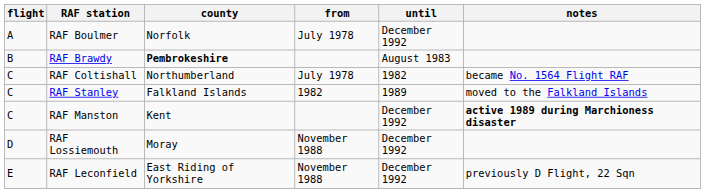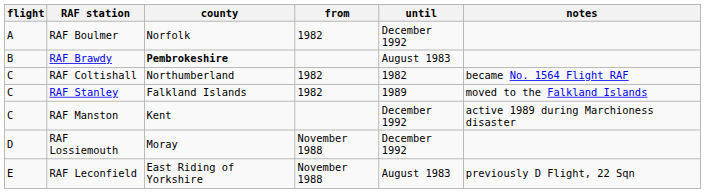(326, 36) July 1978 -> (310, 36) 1982
(326, 76) July 1978 -> (310, 76) 1982
(560, 116) bold -> (560, 116) normal
(407, 174) December 1992 -> (416, 174) August 1983
